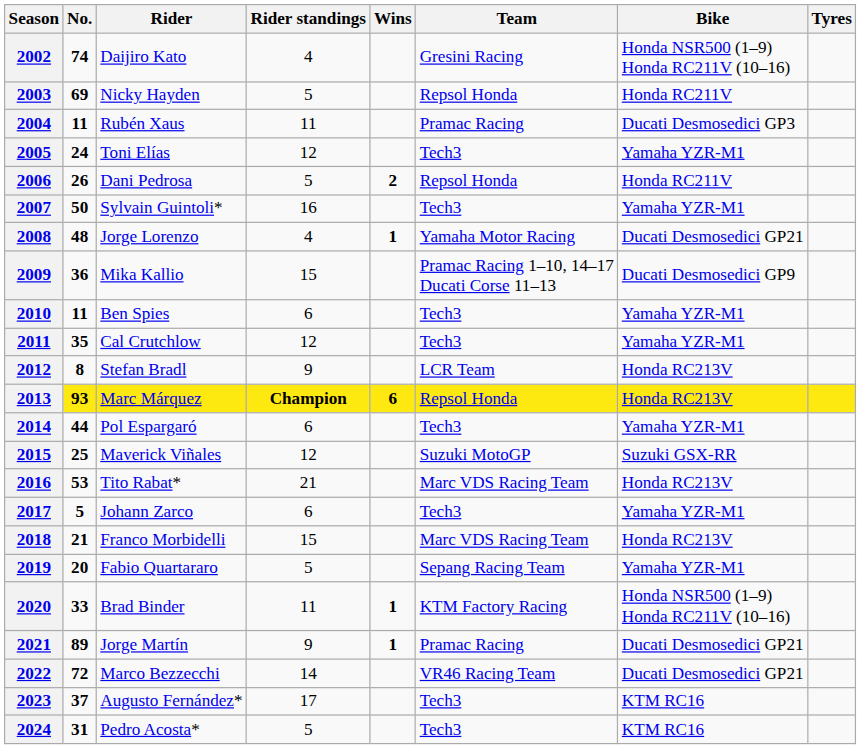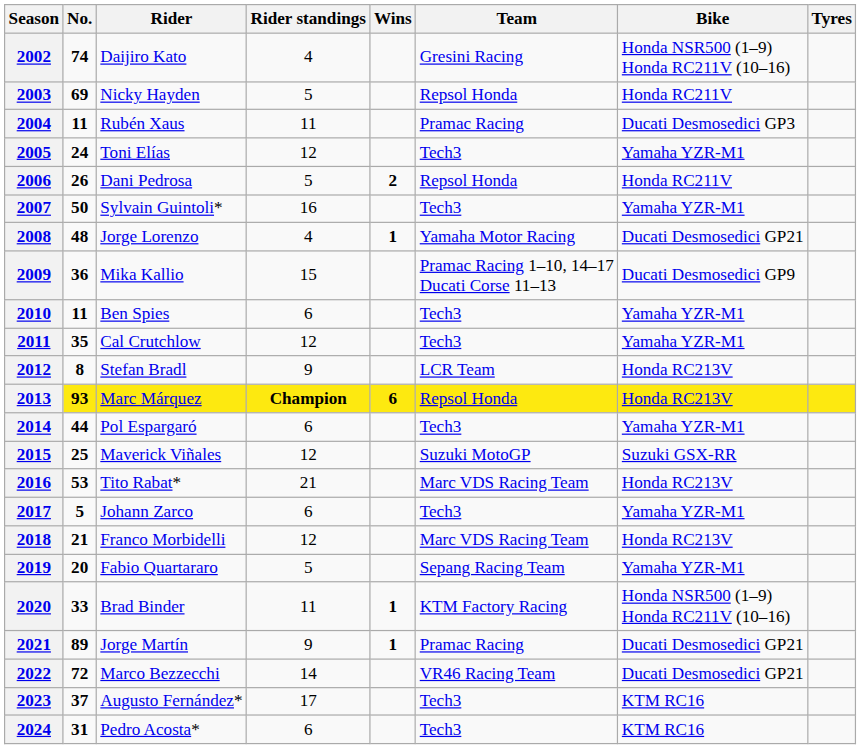(308, 539) 15 -> (308, 539) 12
(308, 729) 5 -> (308, 729) 6
